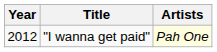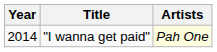(22, 36) 2012 -> (22, 36) 2014
